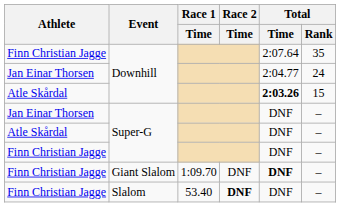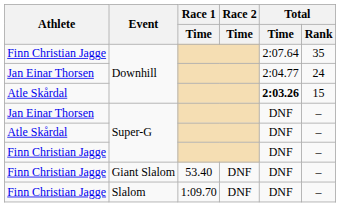(199, 172) 1:09.70 -> (199, 172) 53.40
(281, 172) bold -> (281, 172) normal
(199, 192) 53.40 -> (199, 192) 1:09.70
(240, 192) bold -> (240, 192) normal
